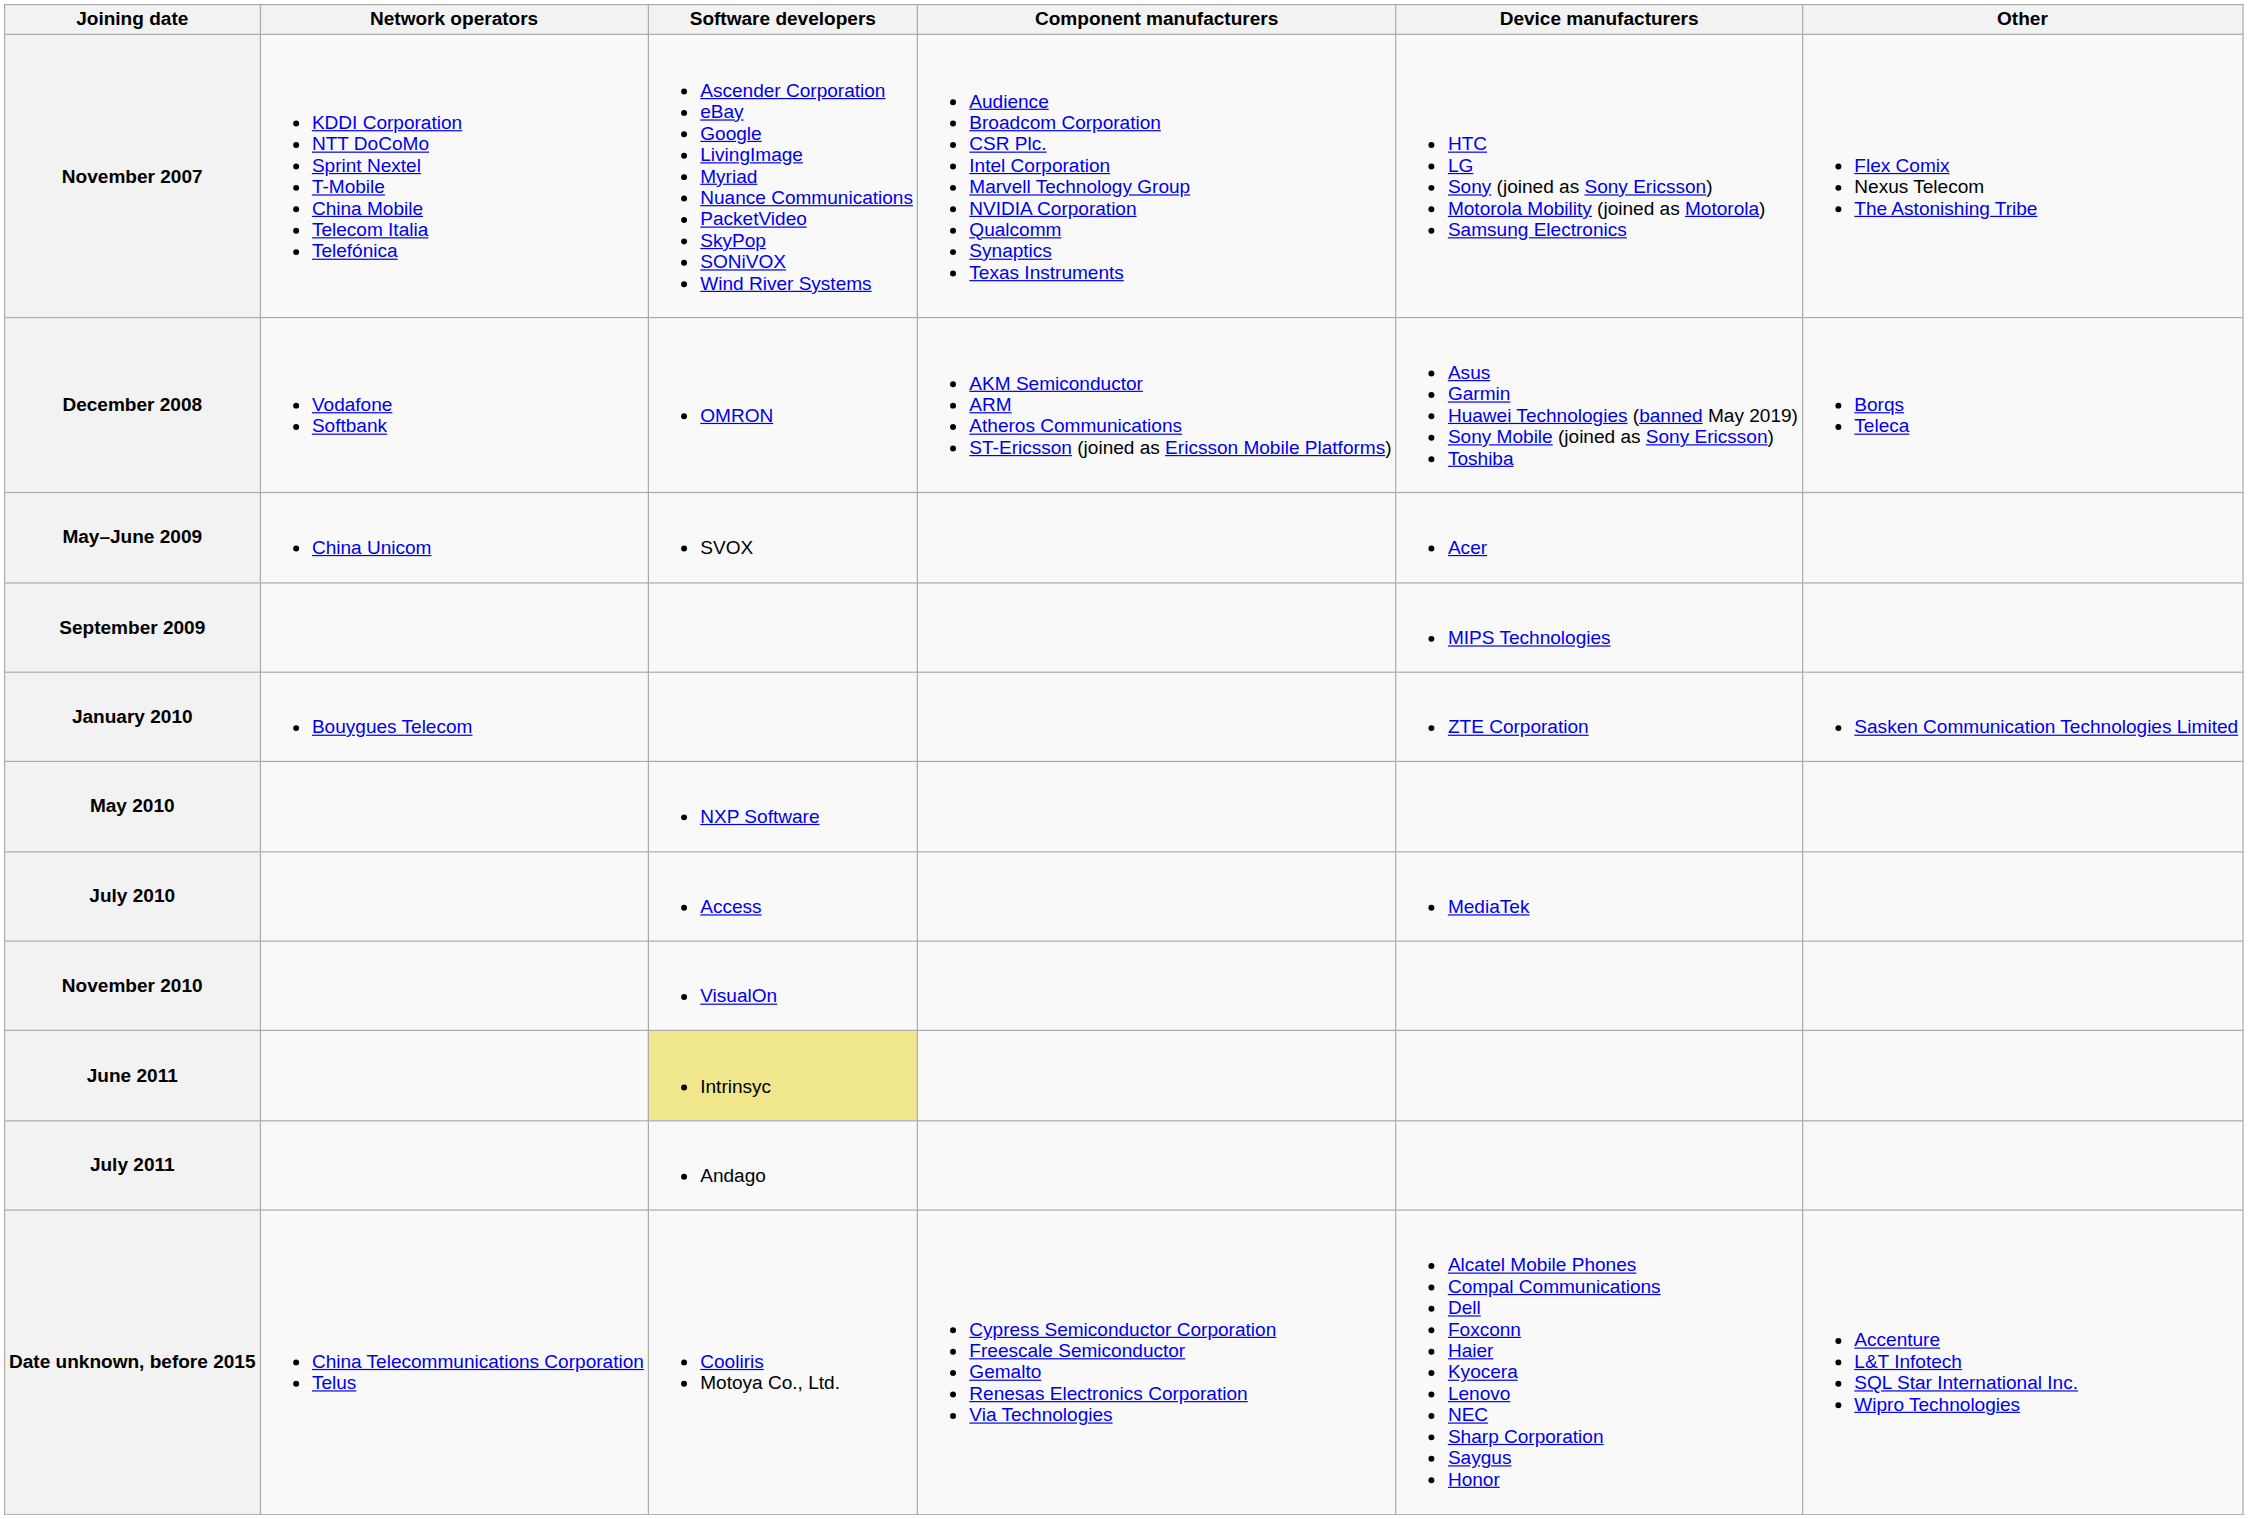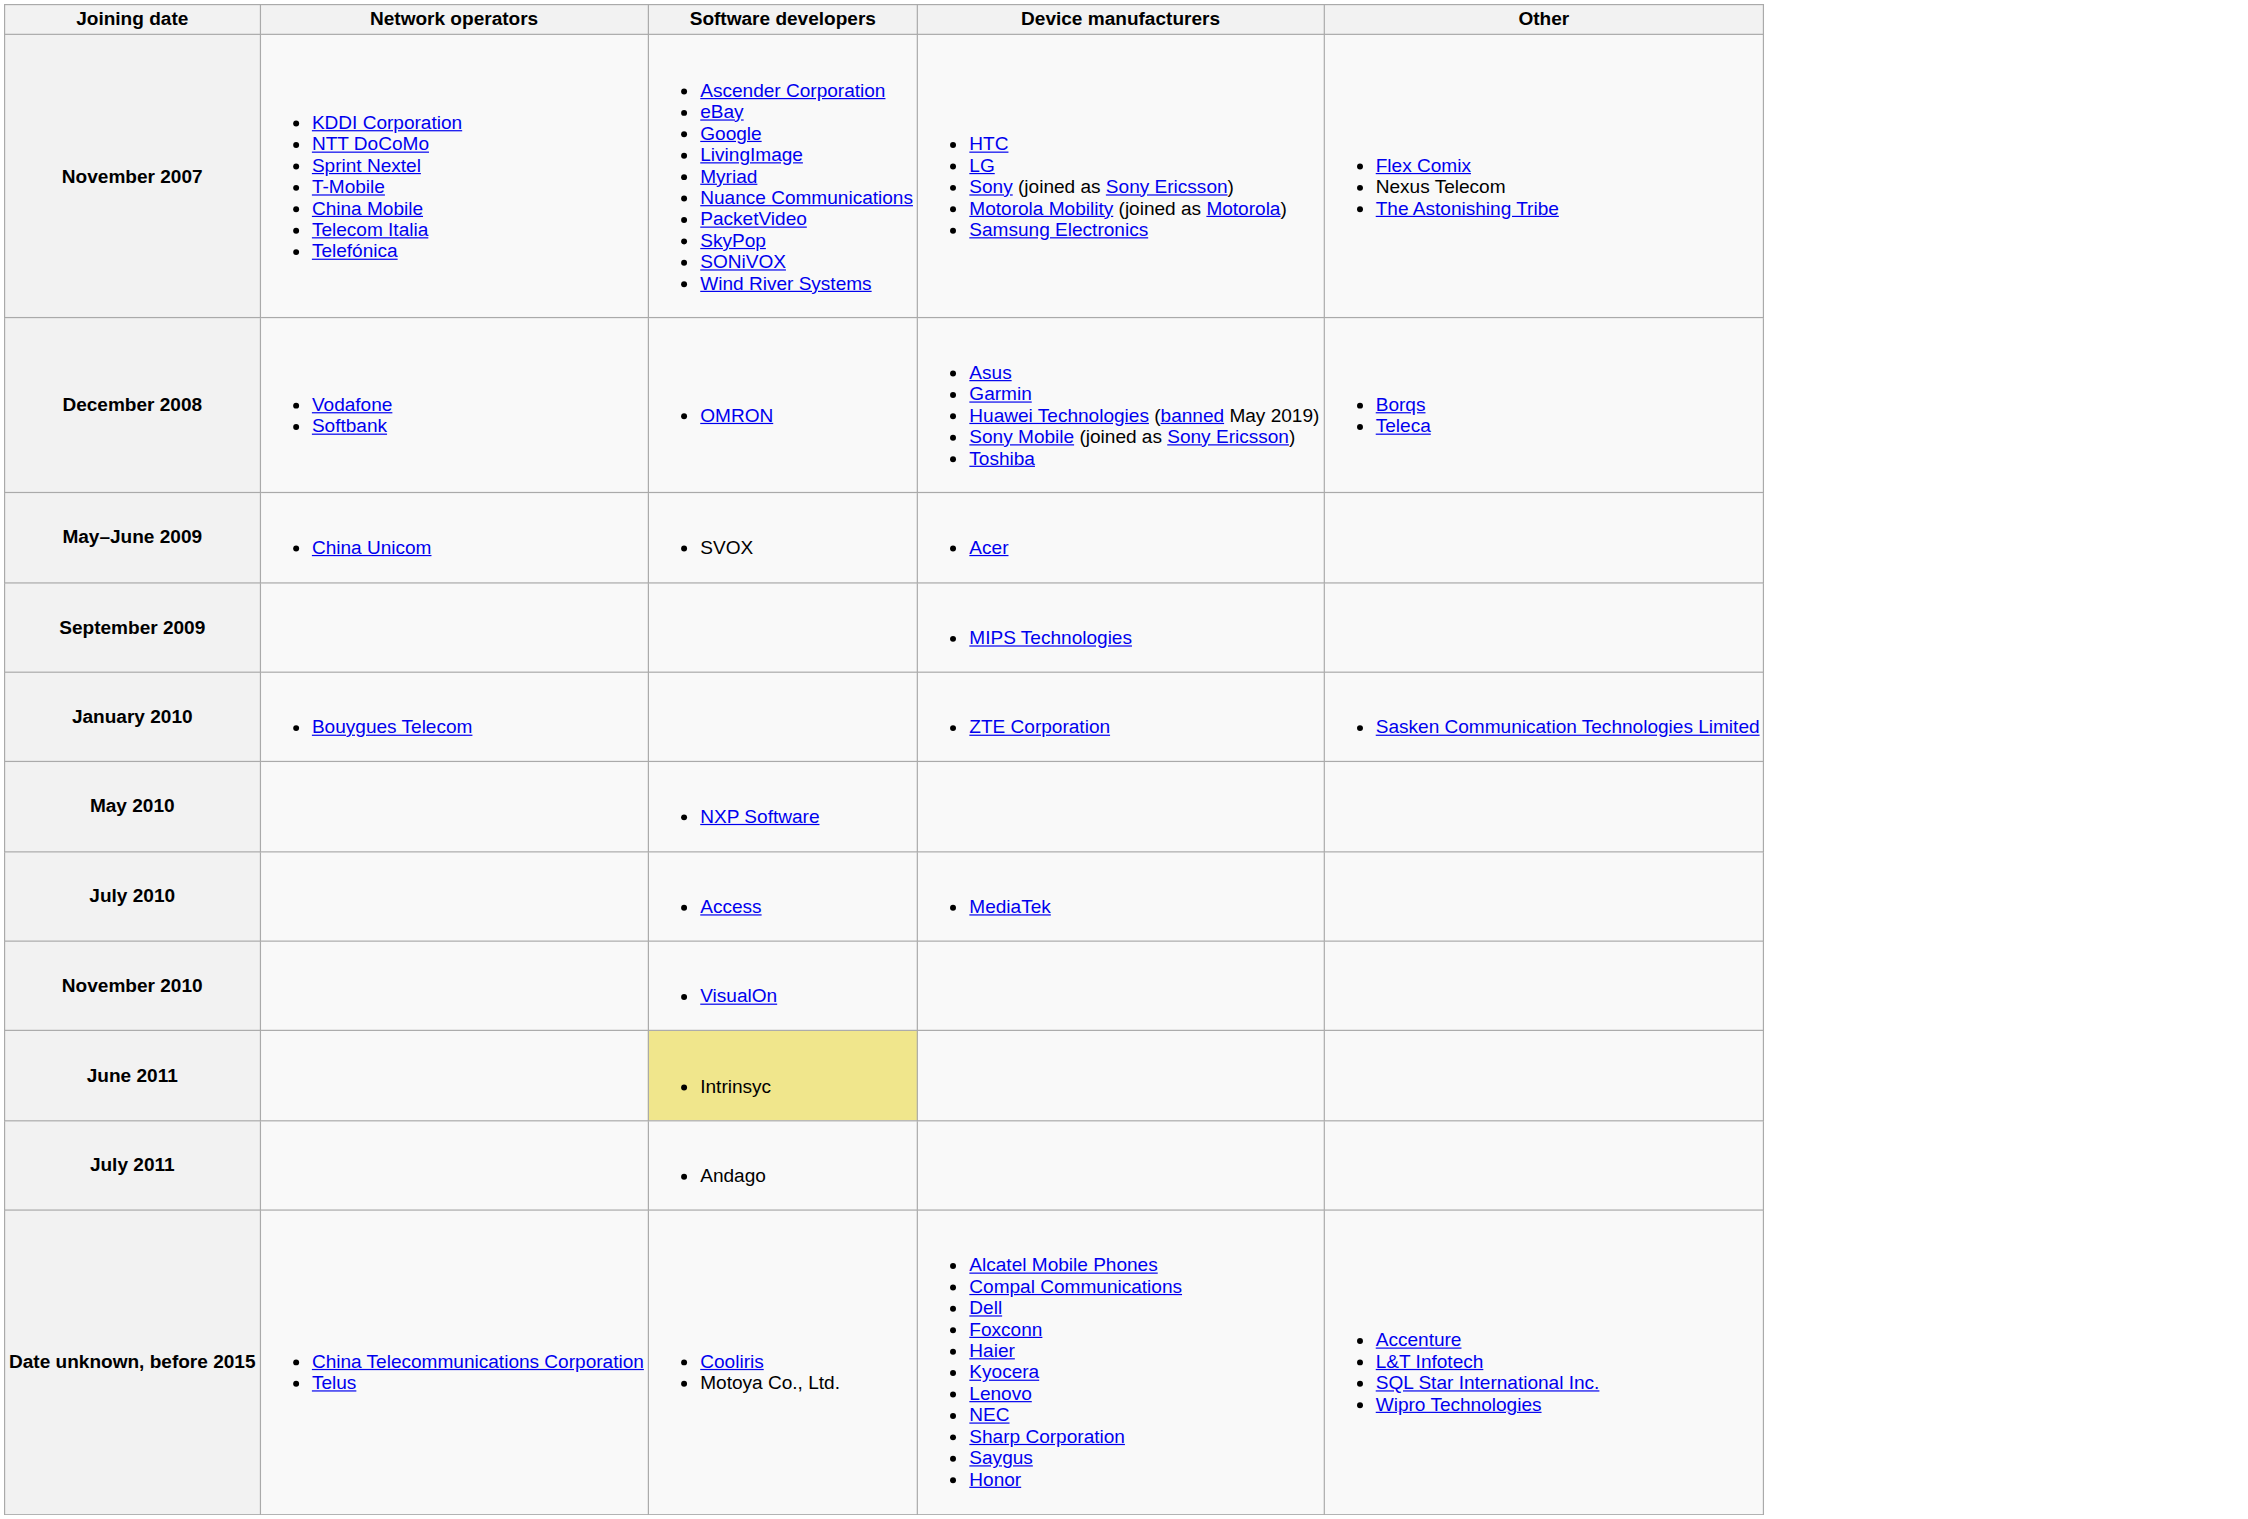- column: (1157, 19)
